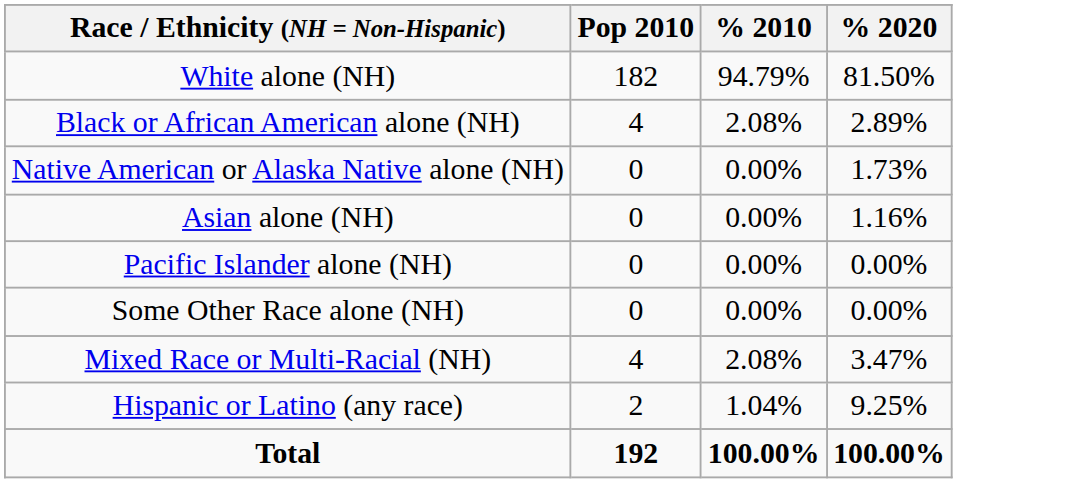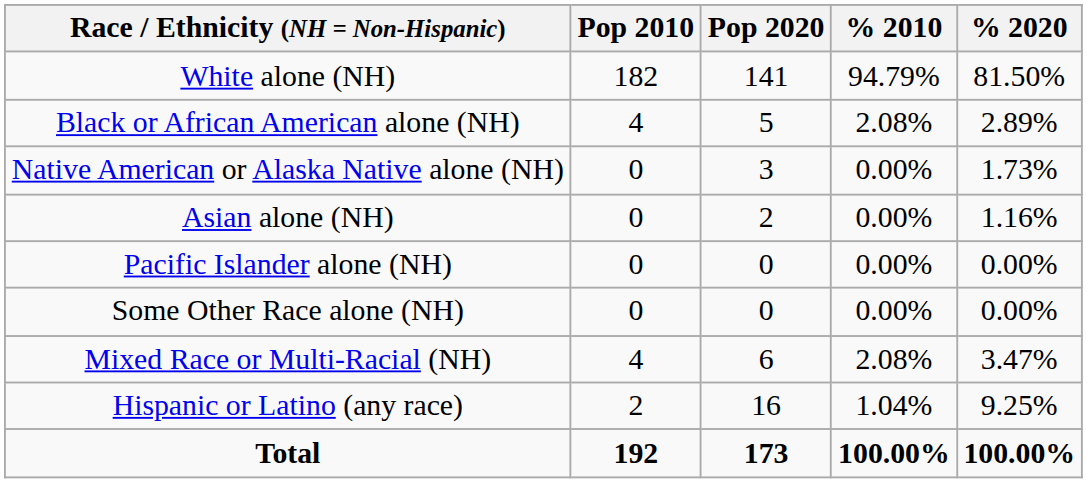+ column: (766, 28)
